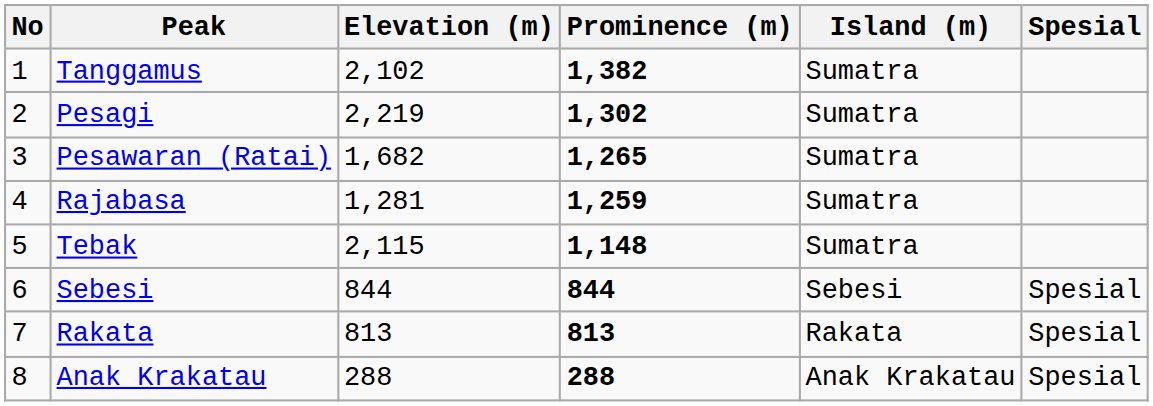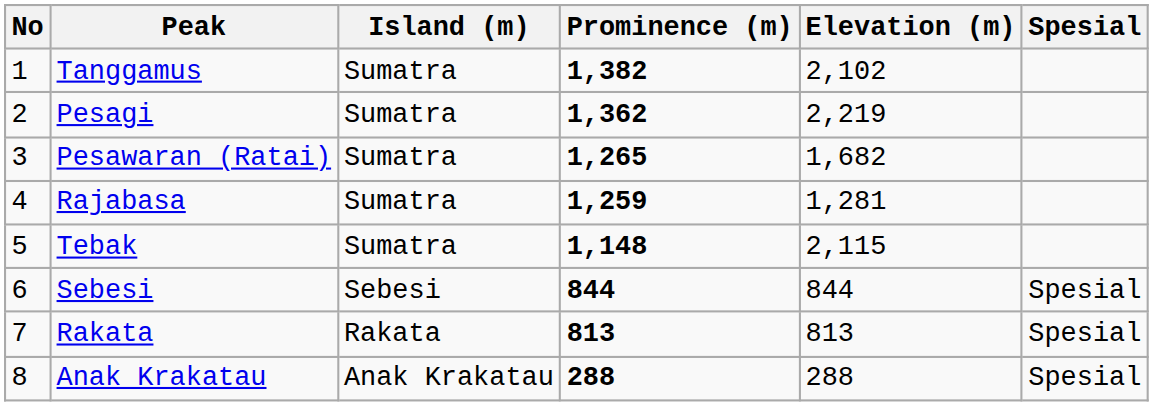columns swapped: (449, 27) <-> (911, 27)
(607, 115) 1,302 -> (607, 115) 1,362
